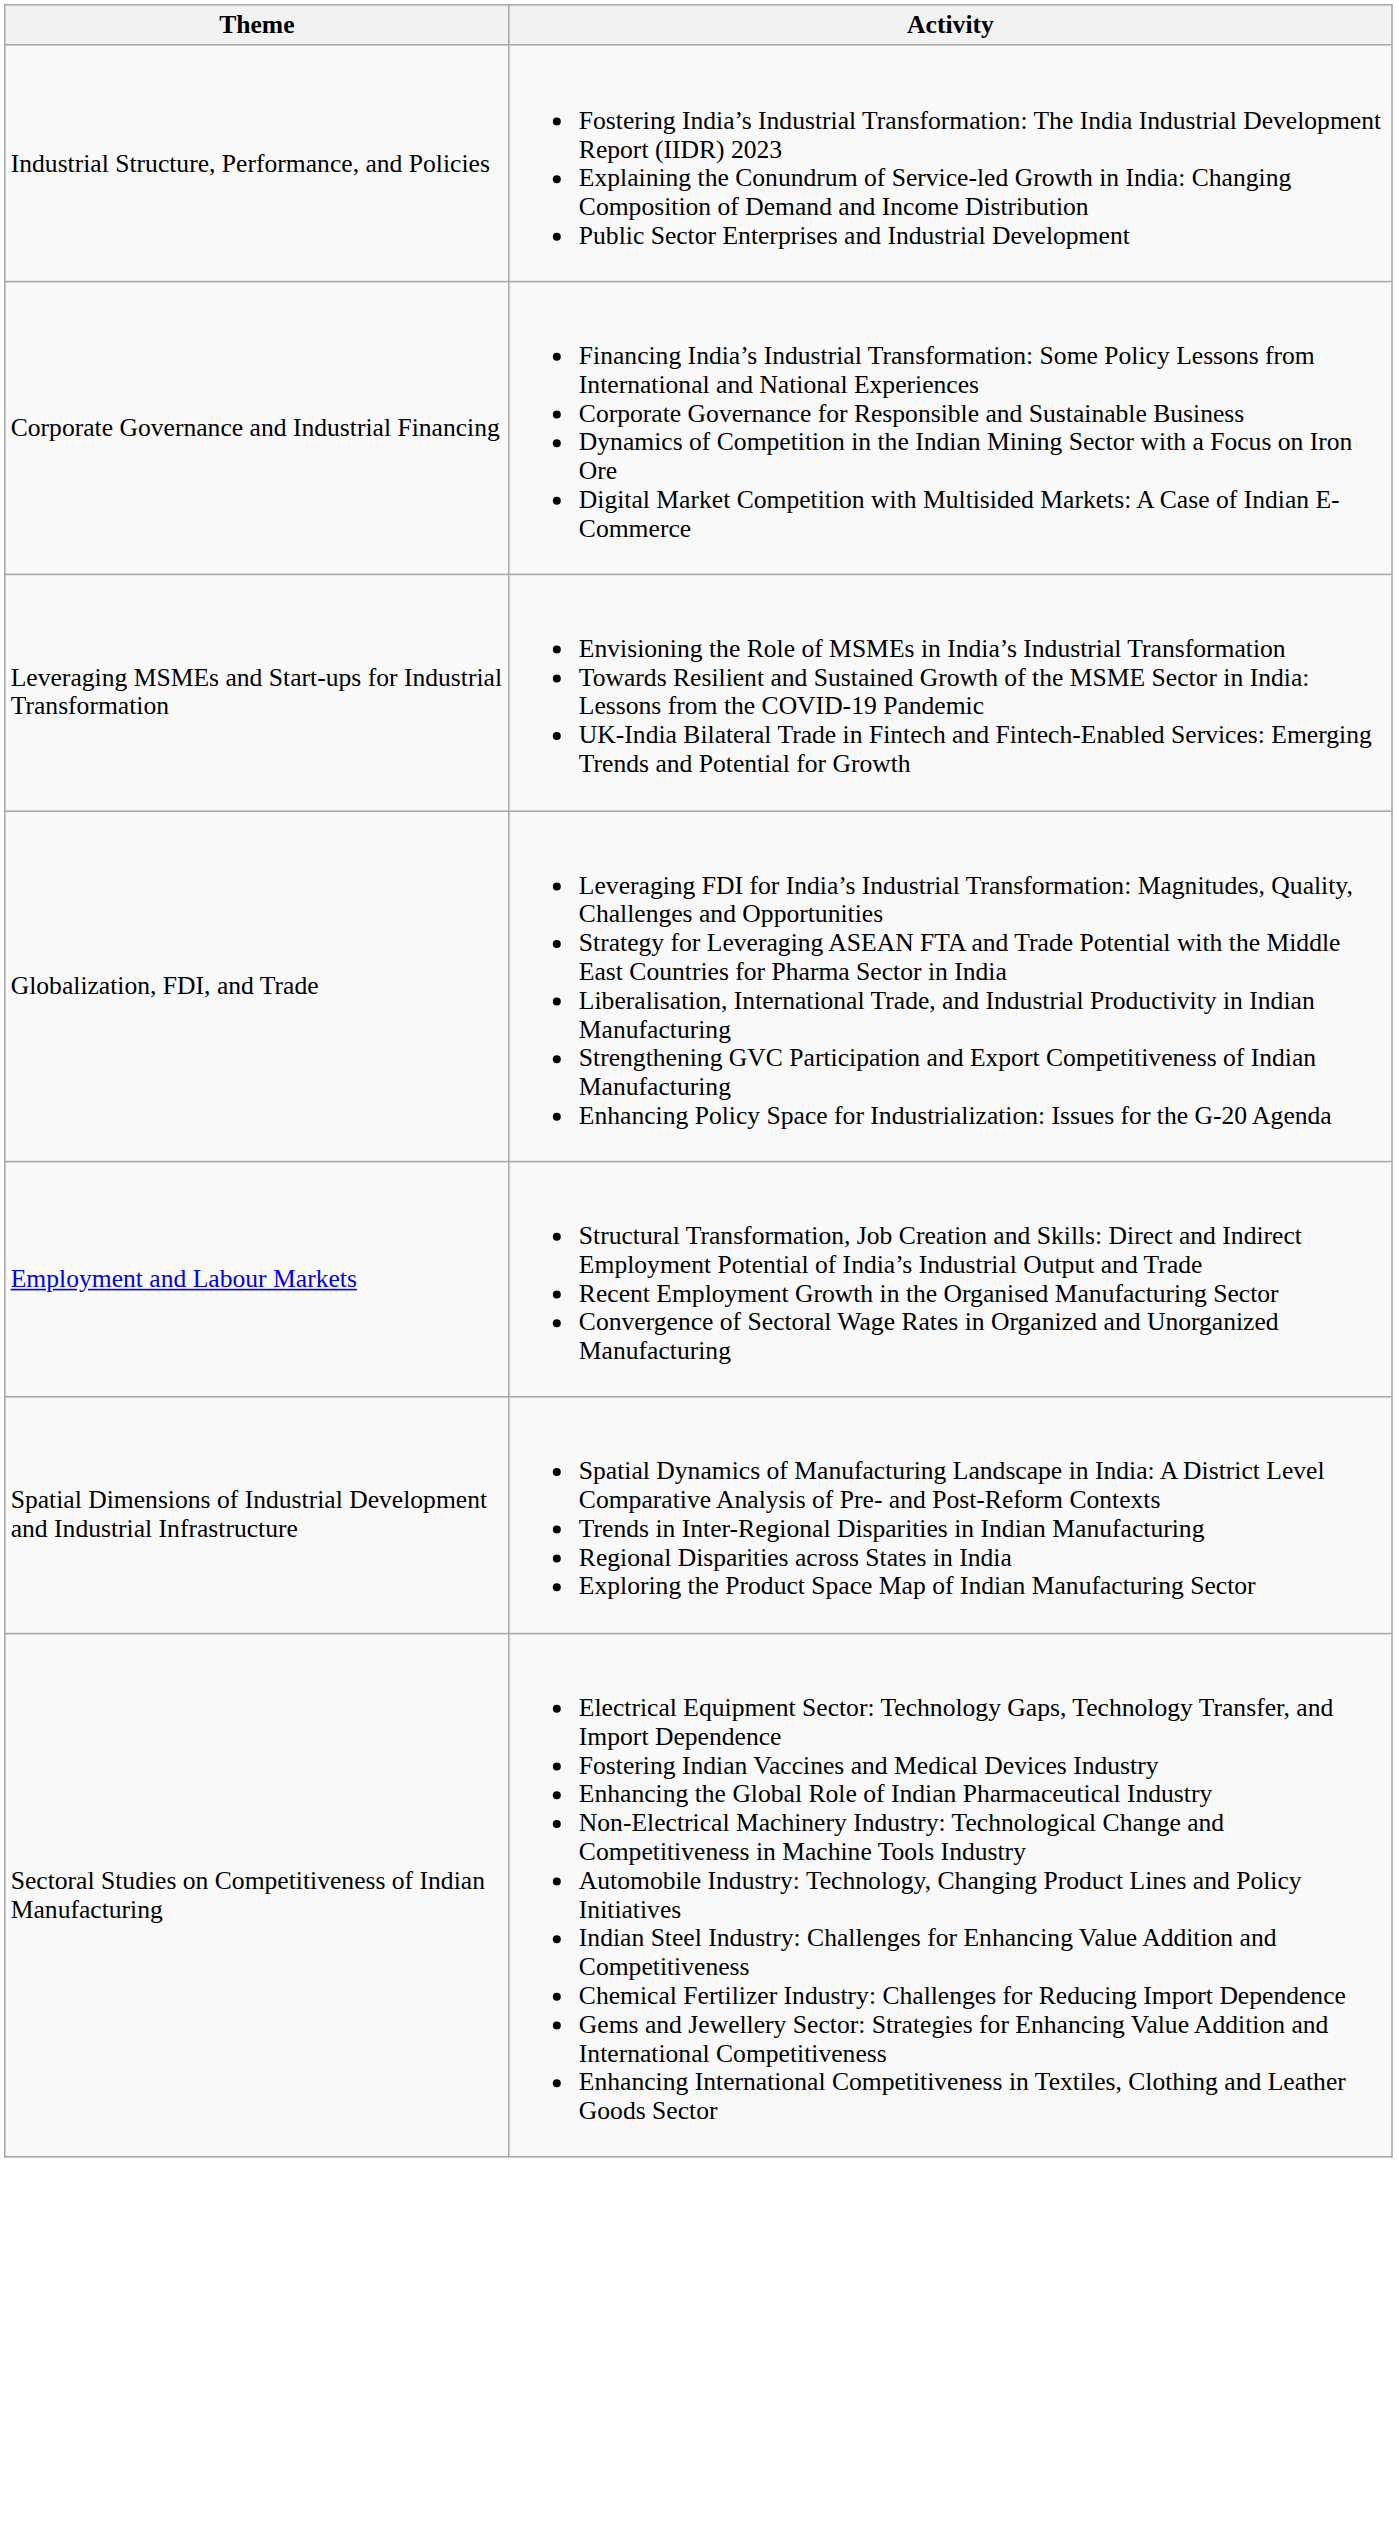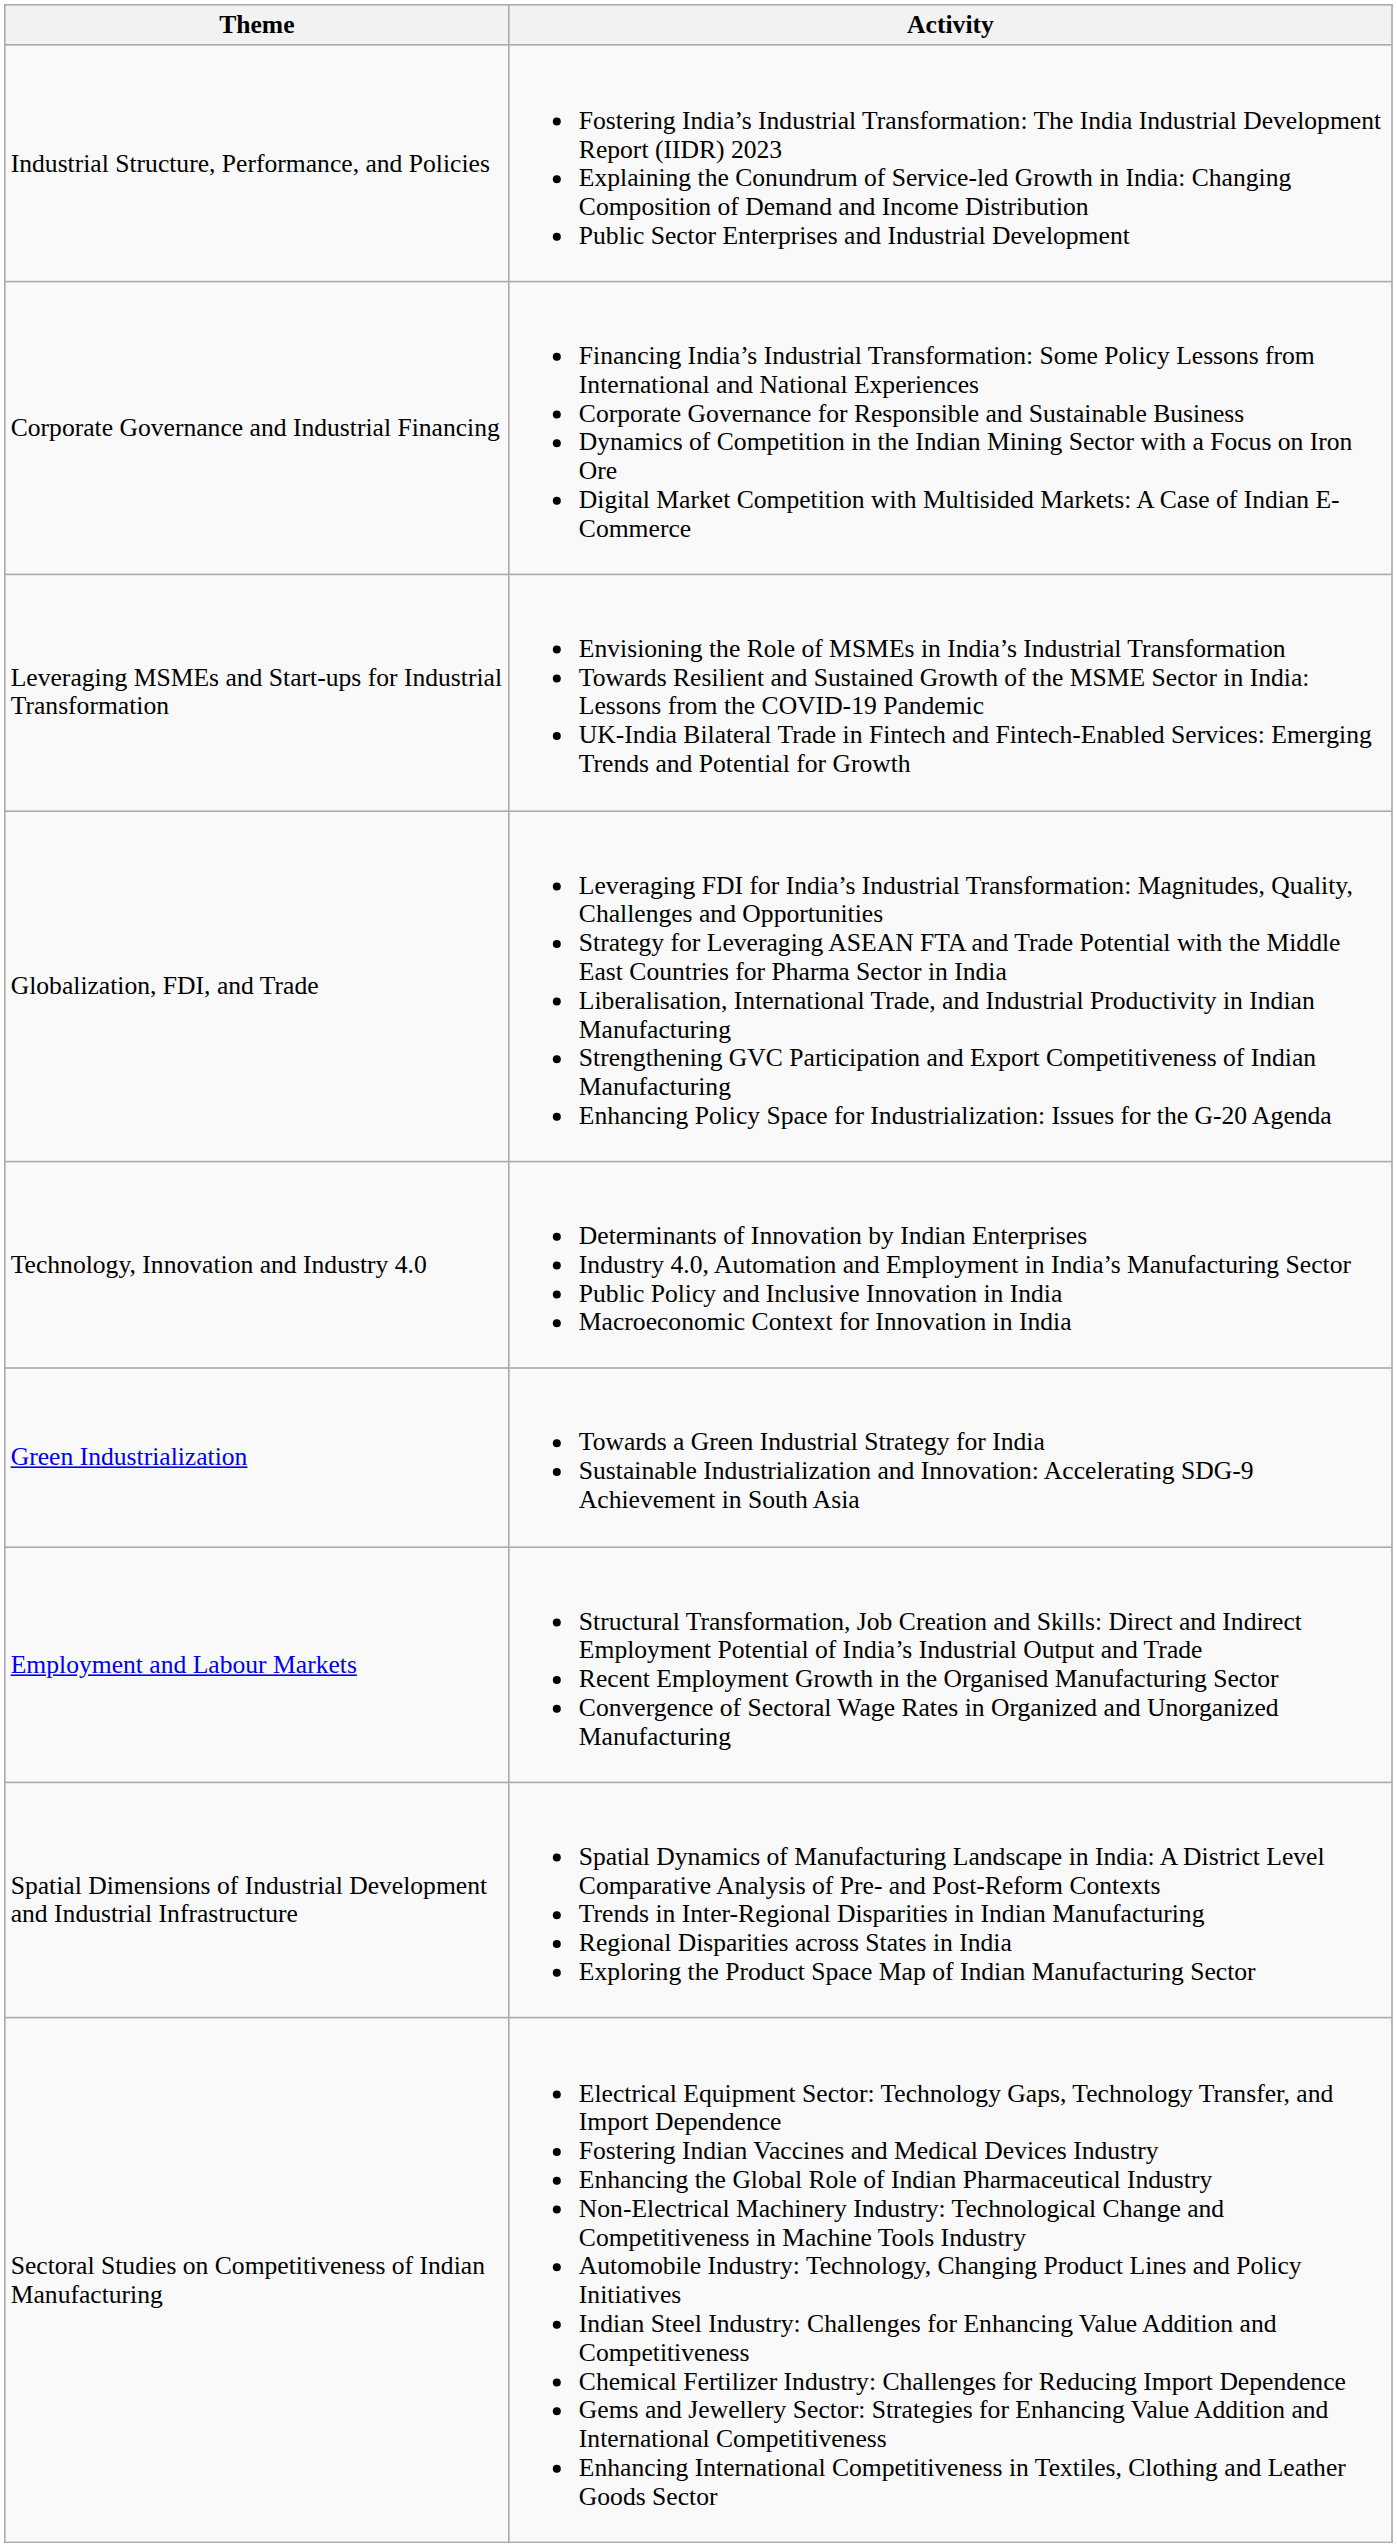+ row: (219, 1264)
+ row: (129, 1457)
